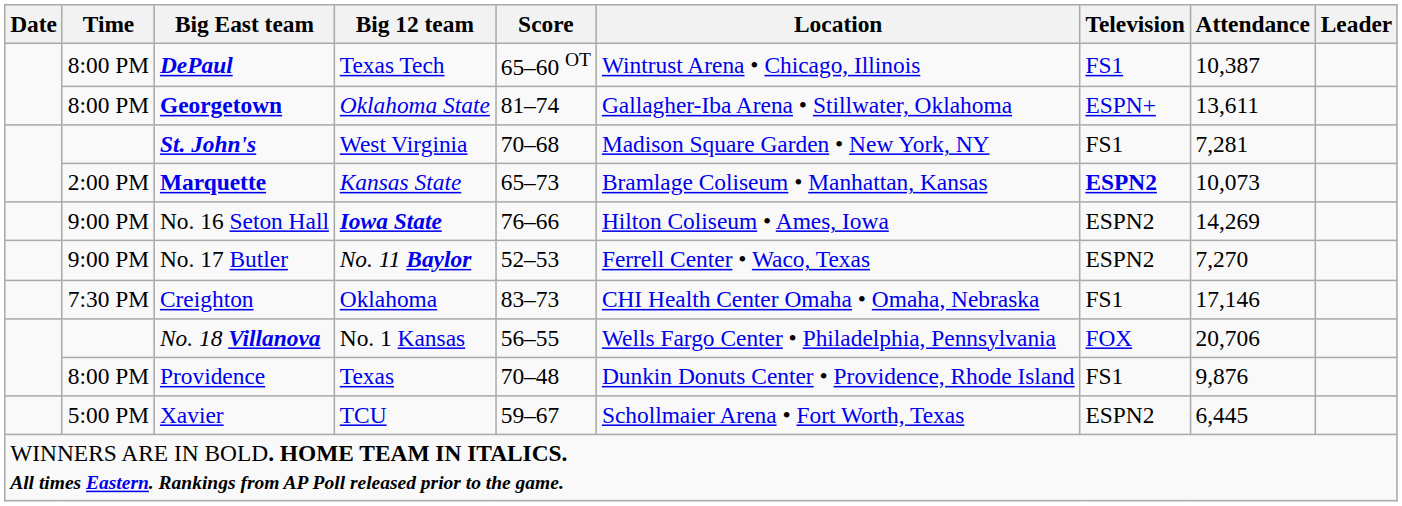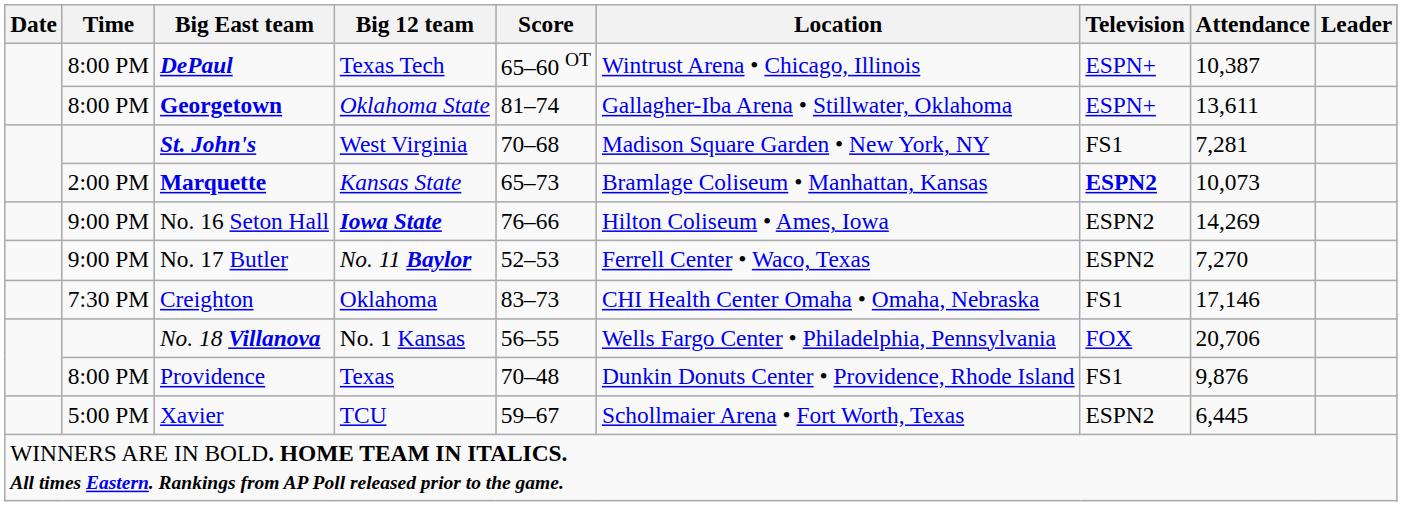(1104, 64) FS1 -> (1121, 64) ESPN+
